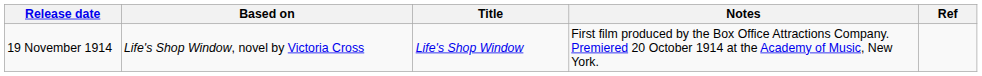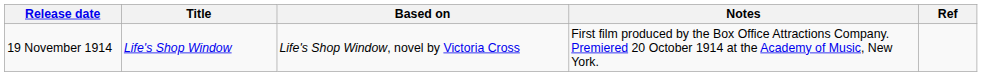columns swapped: (491, 14) <-> (267, 14)
